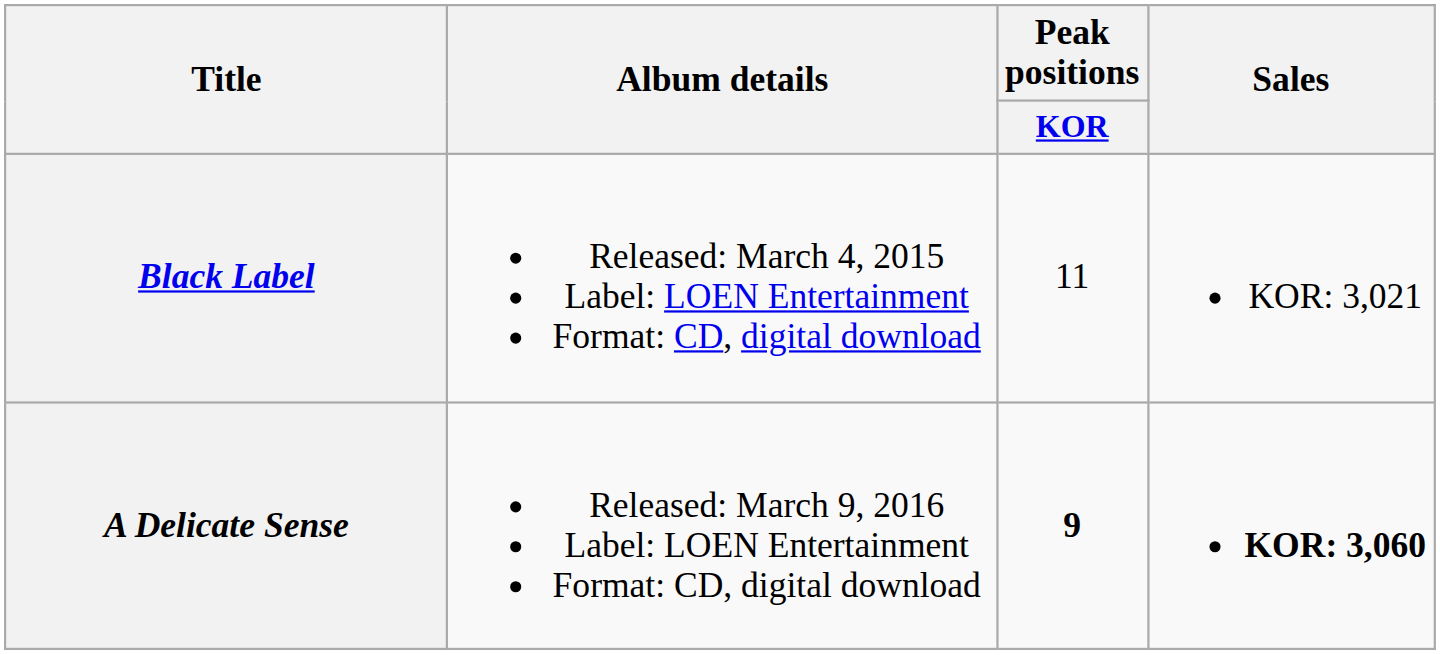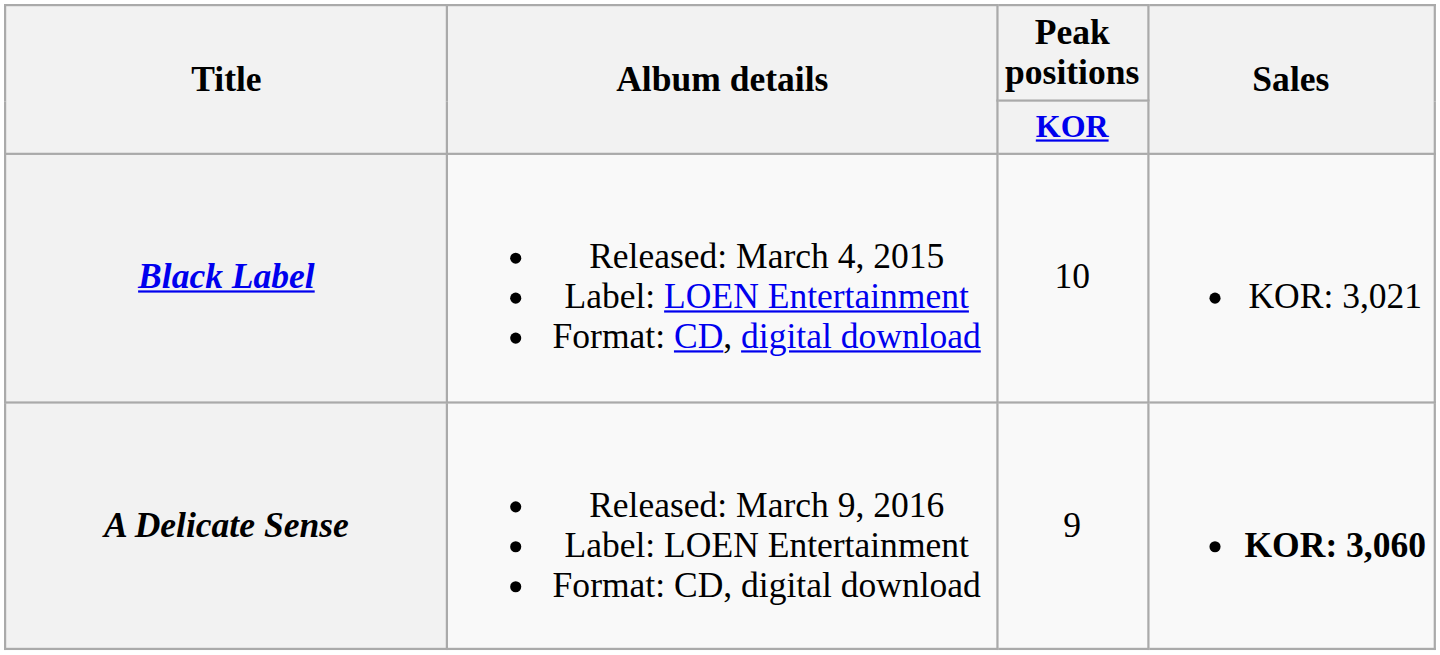(1072, 277) 11 -> (1072, 277) 10
(1072, 524) bold -> (1072, 524) normal
